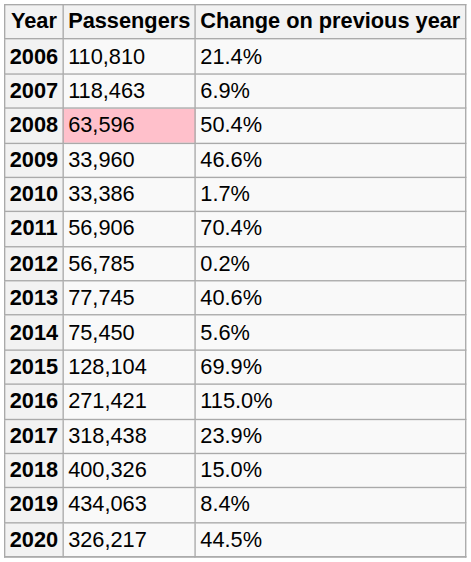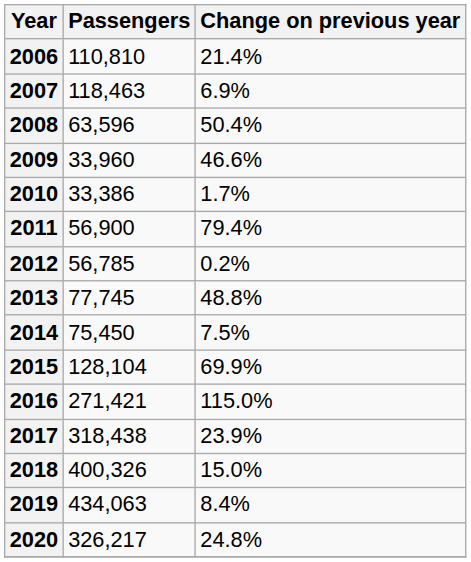(101, 125) pink background -> (101, 125) no background
(101, 228) 56,906 -> (101, 228) 56,900
(231, 228) 70.4% -> (231, 228) 79.4%
(231, 297) 40.6% -> (231, 297) 48.8%
(225, 332) 5.6% -> (225, 332) 7.5%
(231, 539) 44.5% -> (231, 539) 24.8%
